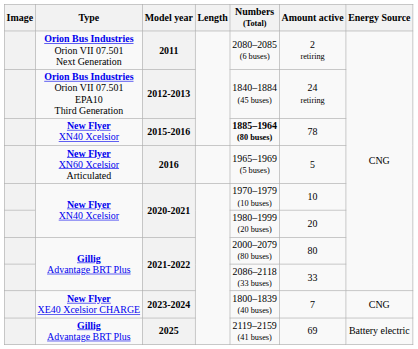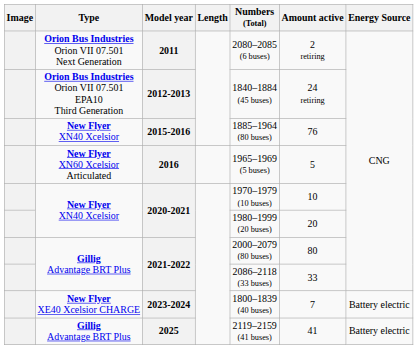(255, 132) bold -> (255, 132) normal
(313, 132) 78 -> (313, 132) 76
(379, 304) CNG -> (379, 304) Battery electric
(313, 331) 69 -> (313, 331) 41
